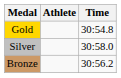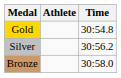(97, 47) 30:58.0 -> (97, 47) 30:56.2
(97, 64) 30:56.2 -> (97, 64) 30:58.0
